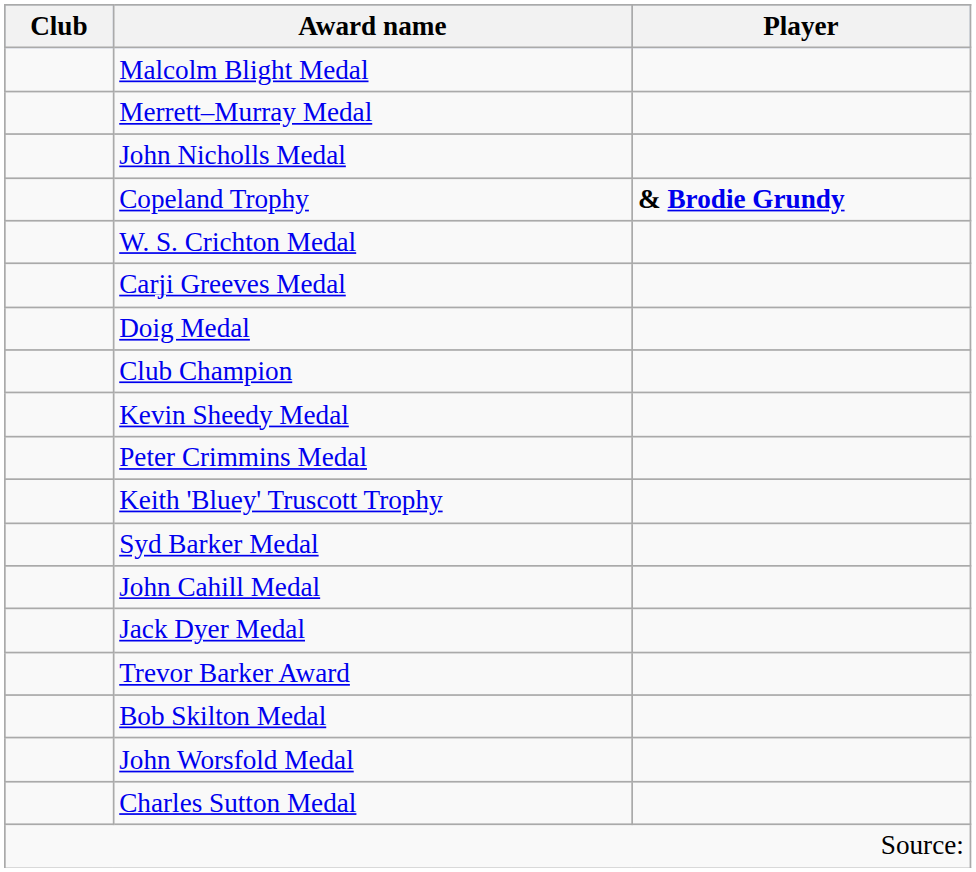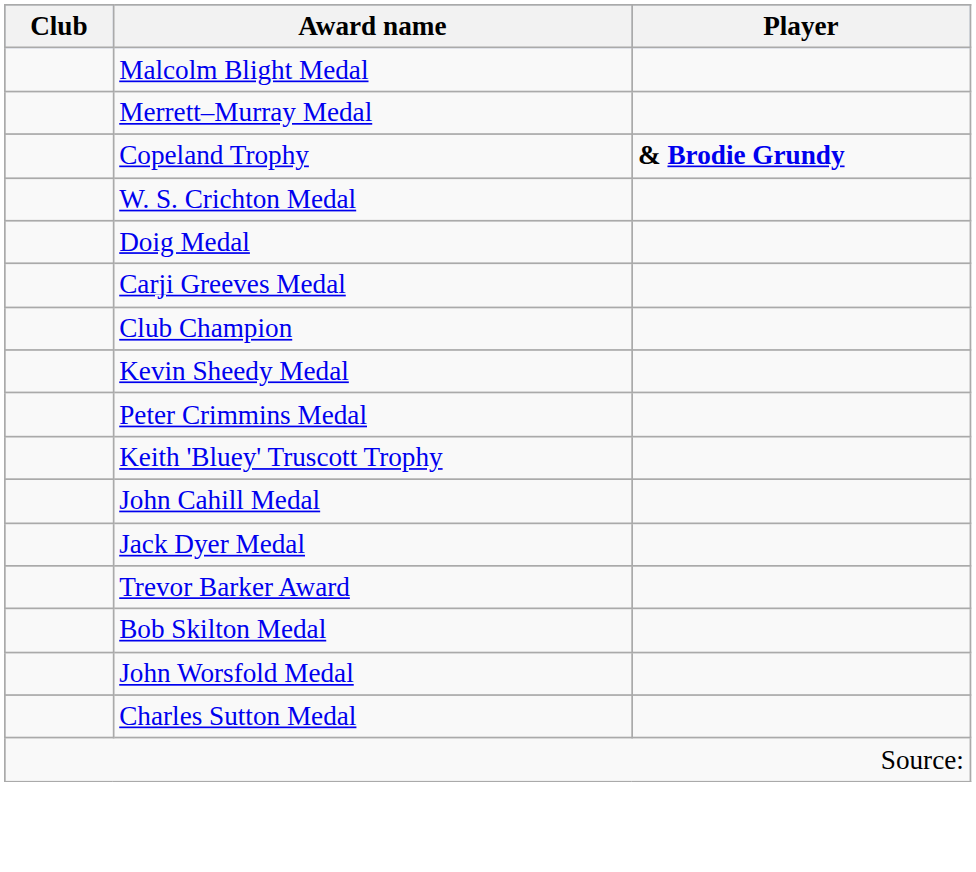- row: (233, 155)
rows swapped: (185, 328) <-> (232, 284)
- row: (219, 543)
